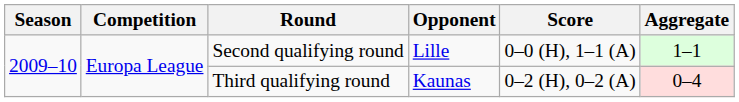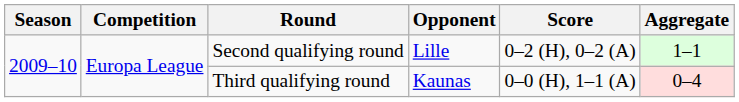(570, 50) 0–0 (H), 1–1 (A) -> (570, 50) 0–2 (H), 0–2 (A)
(570, 81) 0–2 (H), 0–2 (A) -> (570, 81) 0–0 (H), 1–1 (A)
